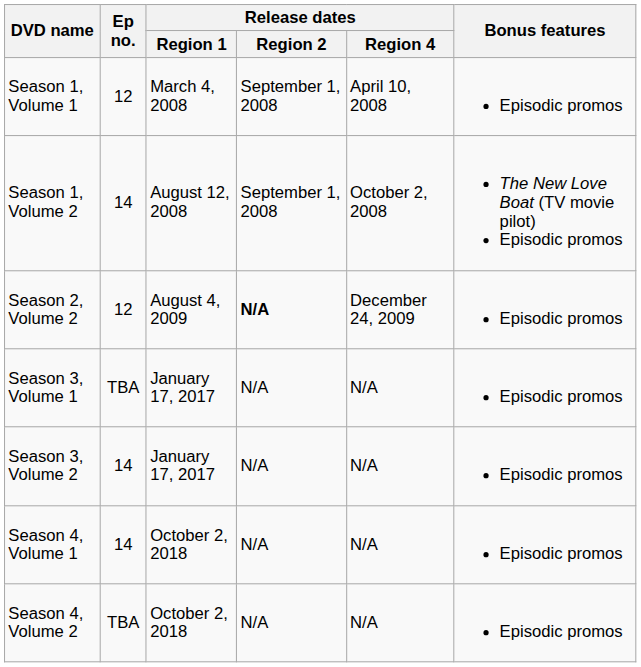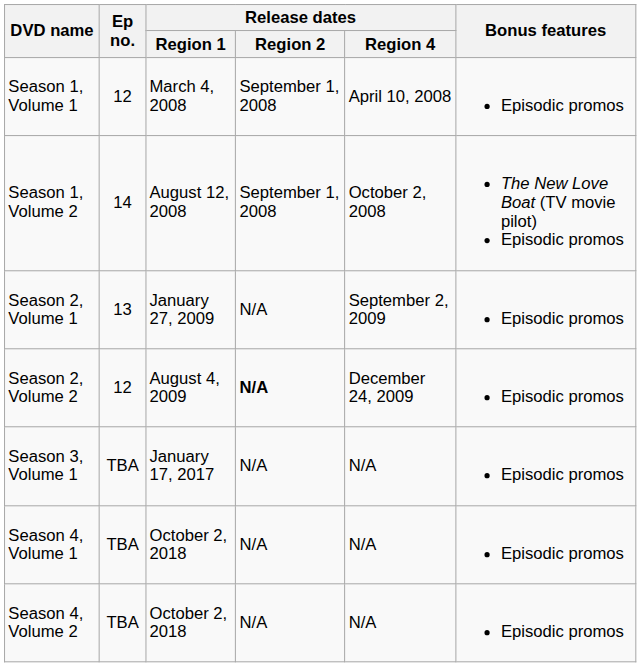+ row: (46, 309)
- row: (46, 466)
(123, 544) 14 -> (123, 544) TBA
